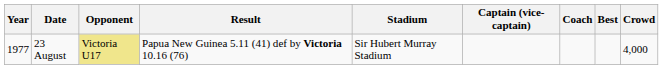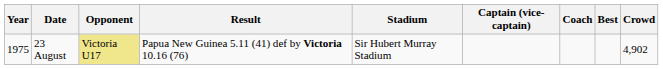(18, 49) 1977 -> (18, 49) 1975
(635, 49) 4,000 -> (635, 49) 4,902
